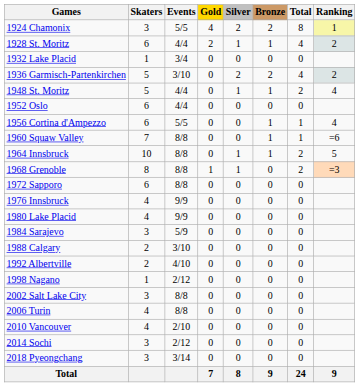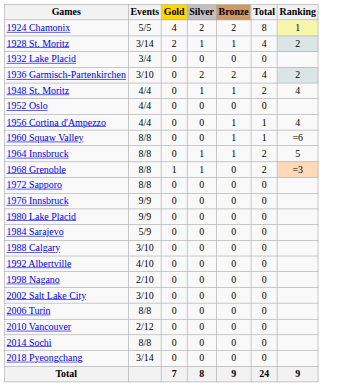- column: (146, 12)
(181, 43) 4/4 -> (145, 43) 3/14
(181, 122) 5/5 -> (145, 122) 4/4
(181, 279) 2/12 -> (145, 279) 2/10
(181, 295) 8/8 -> (145, 295) 3/10
(181, 327) 2/10 -> (145, 327) 2/12
(181, 342) 2/12 -> (145, 342) 8/8
